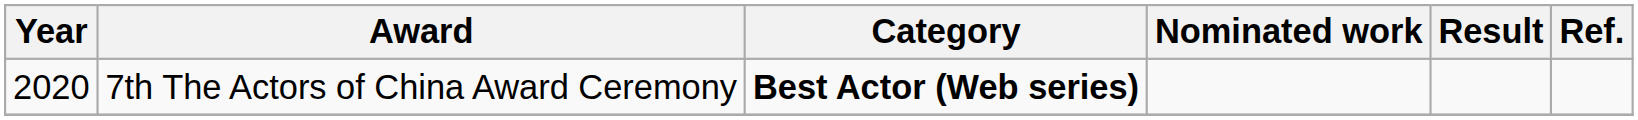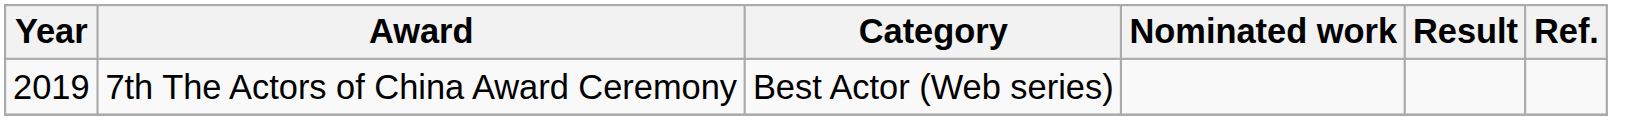(51, 86) 2020 -> (51, 86) 2019
(946, 86) bold -> (933, 86) normal
